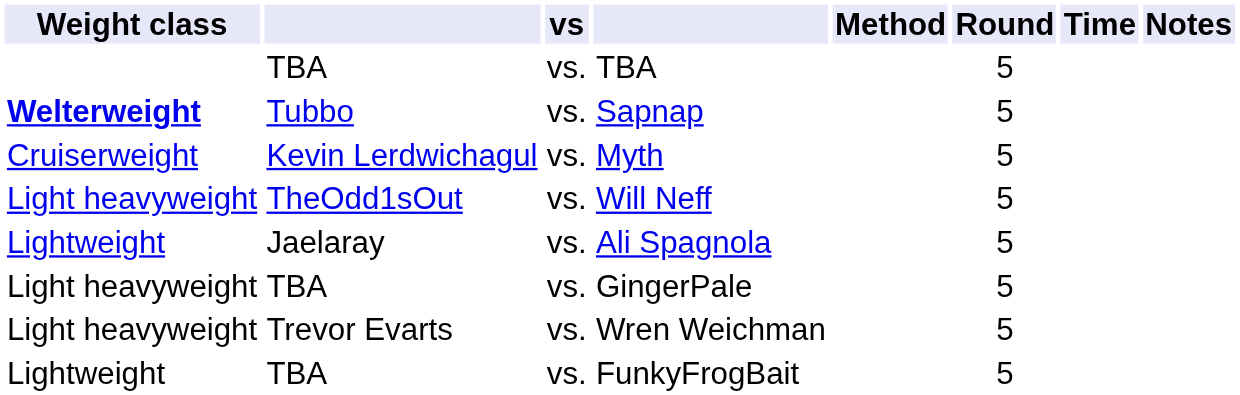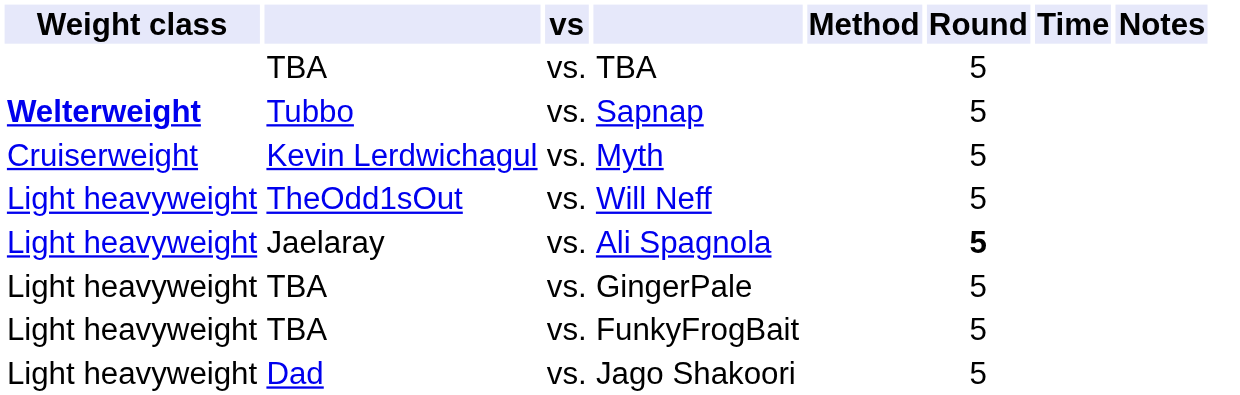(86, 243) Lightweight -> (132, 243) Light heavyweight
(1005, 243) normal -> (978, 243) bold
- row: (711, 330)
(86, 374) Lightweight -> (132, 330) Light heavyweight
+ row: (696, 374)
